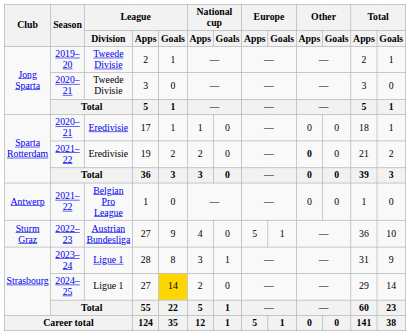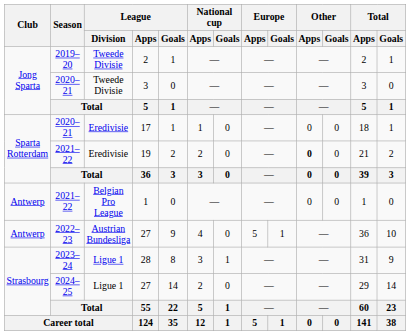(28, 233) Sturm Graz -> (28, 233) Antwerp
(173, 286) gold background -> (173, 286) no background
